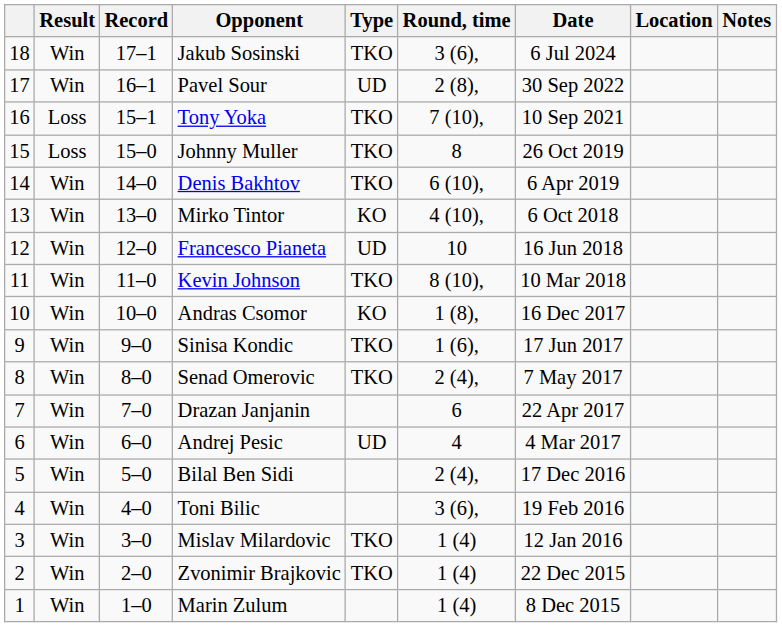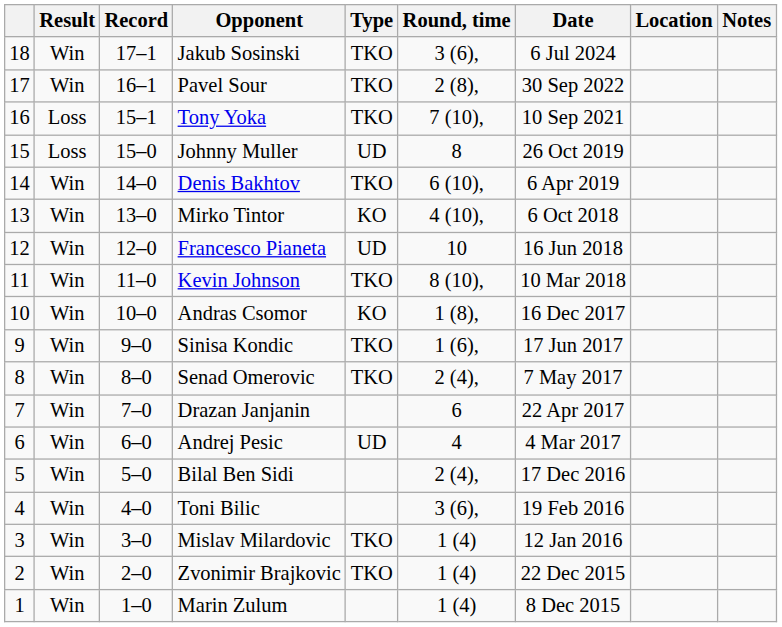(372, 85) UD -> (372, 85) TKO
(372, 150) TKO -> (372, 150) UD
